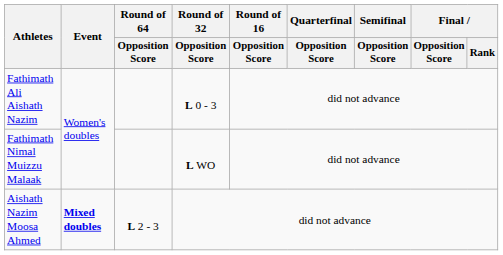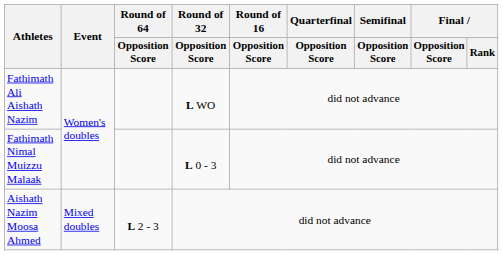(201, 105) L 0 - 3 -> (201, 105) L WO
(201, 166) L WO -> (201, 166) L 0 - 3
(82, 219) bold -> (81, 219) normal
